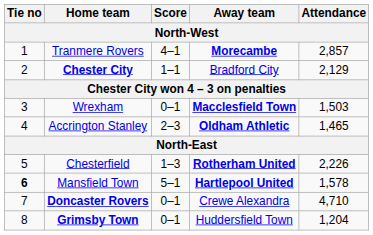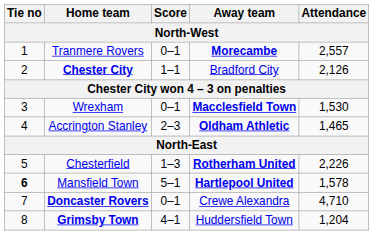(170, 51) 4–1 -> (170, 51) 0–1
(334, 51) 2,857 -> (334, 51) 2,557
(334, 70) 2,129 -> (334, 70) 2,126
(334, 107) 1,503 -> (334, 107) 1,530
(170, 220) 0–1 -> (170, 220) 4–1
